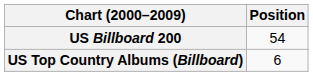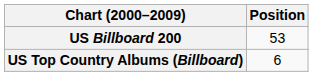(277, 37) 54 -> (277, 37) 53
